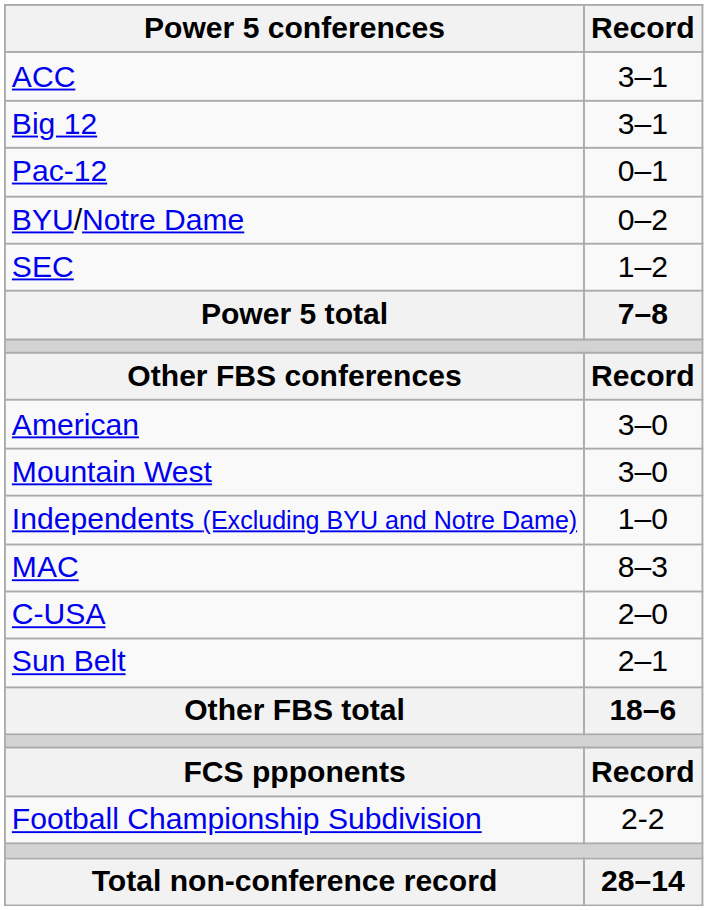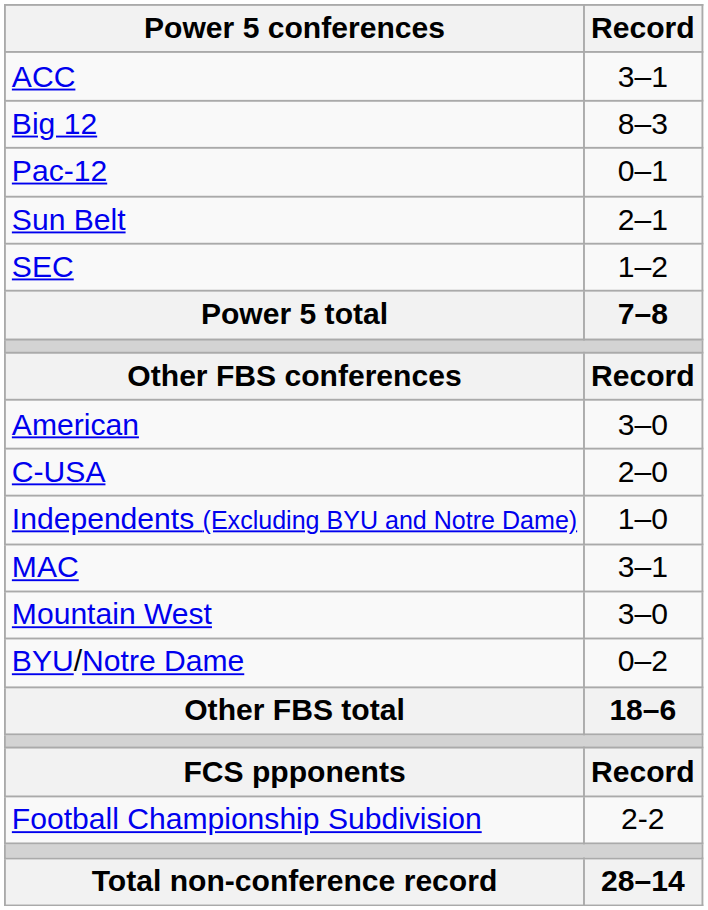(643, 123) 3–1 -> (643, 123) 8–3
rows swapped: (128, 219) <-> (69, 662)
rows swapped: (59, 614) <-> (112, 471)
(643, 566) 8–3 -> (643, 566) 3–1
